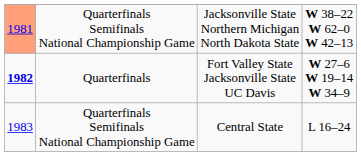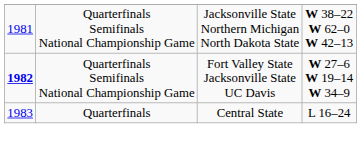(20, 29) lightsalmon background -> (20, 29) no background
(117, 78) Quarterfinals -> (117, 78) Quarterfinals Semifinals National Championship Game
(117, 127) Quarterfinals Semifinals National Championship Game -> (117, 112) Quarterfinals
